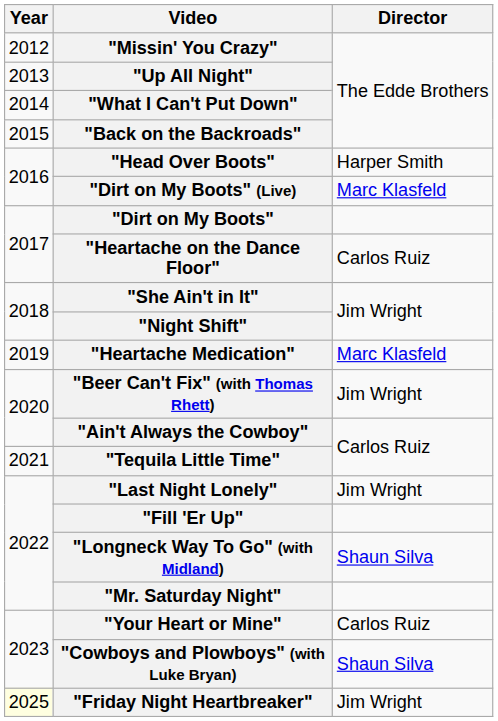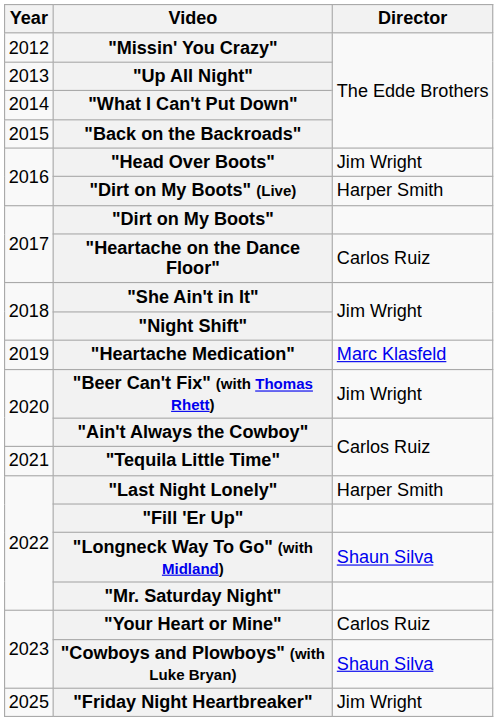(390, 162) Harper Smith -> (379, 162) Jim Wright
(392, 190) Marc Klasfeld -> (390, 190) Harper Smith
(379, 489) Jim Wright -> (390, 489) Harper Smith
(29, 702) lightyellow background -> (29, 702) no background
